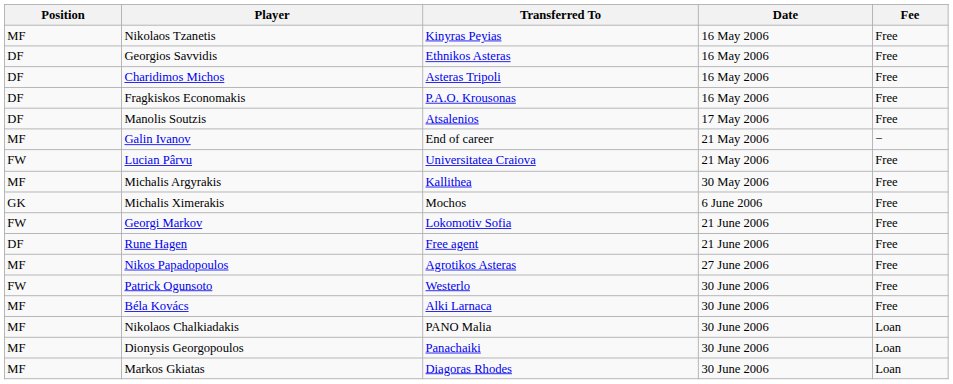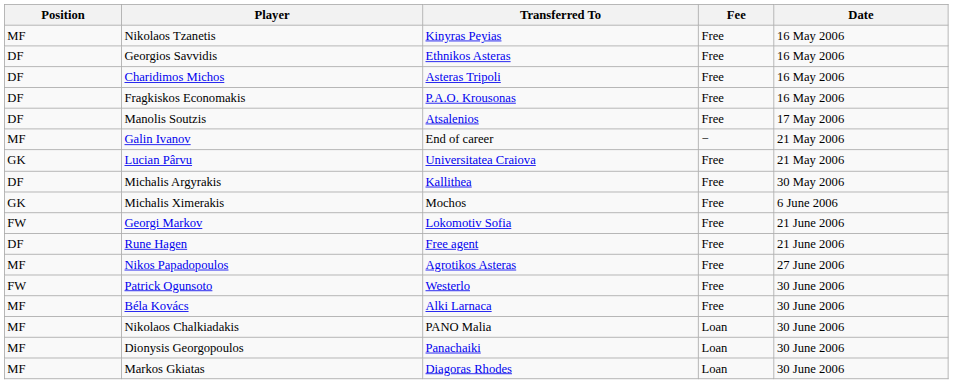columns swapped: (910, 15) <-> (785, 15)
(17, 160) FW -> (16, 160) GK
(16, 181) MF -> (15, 181) DF
